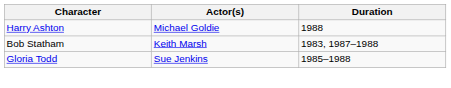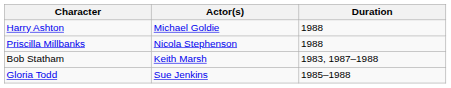+ row: (46, 43)
